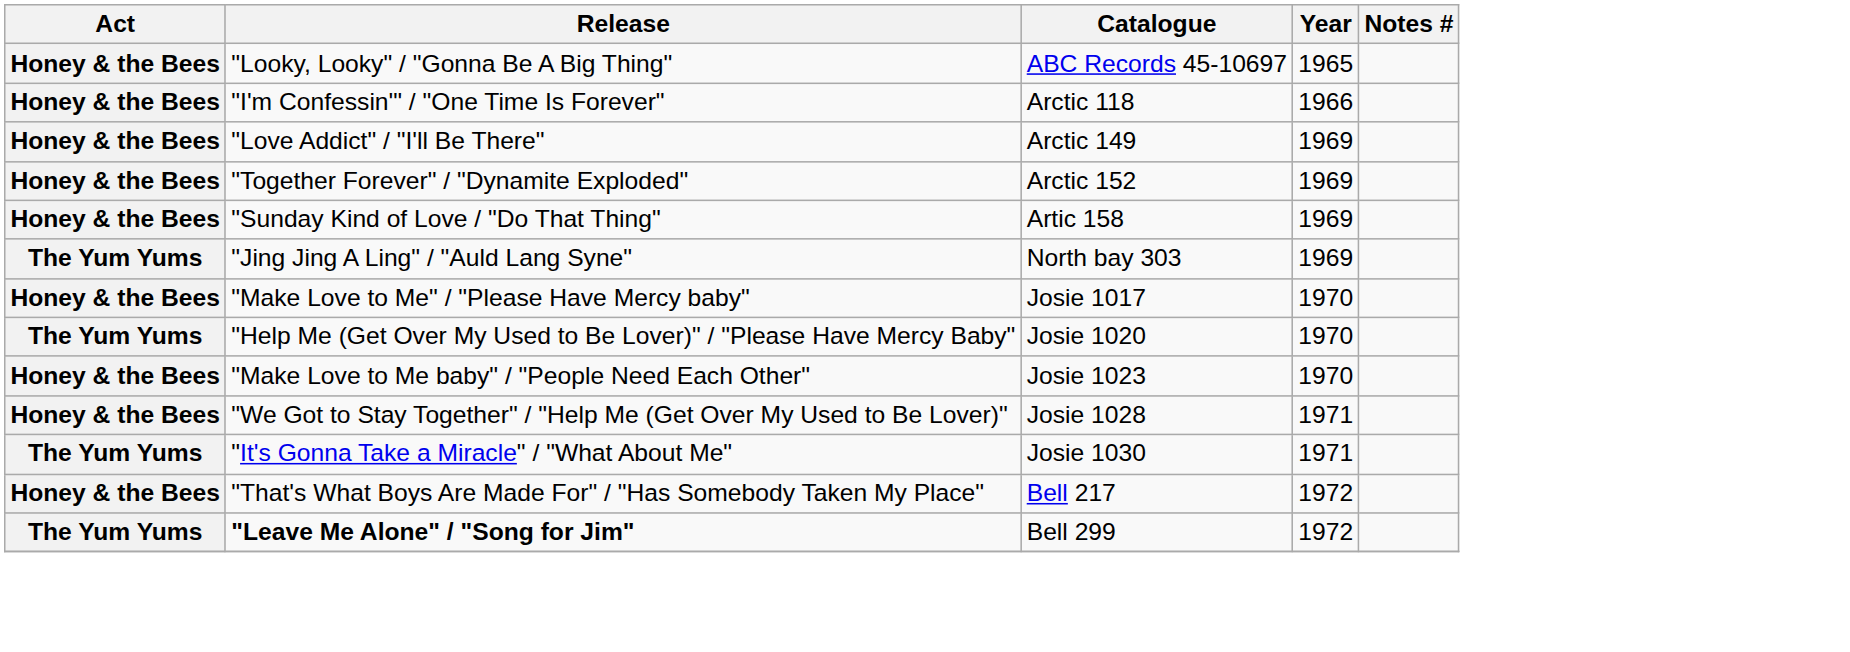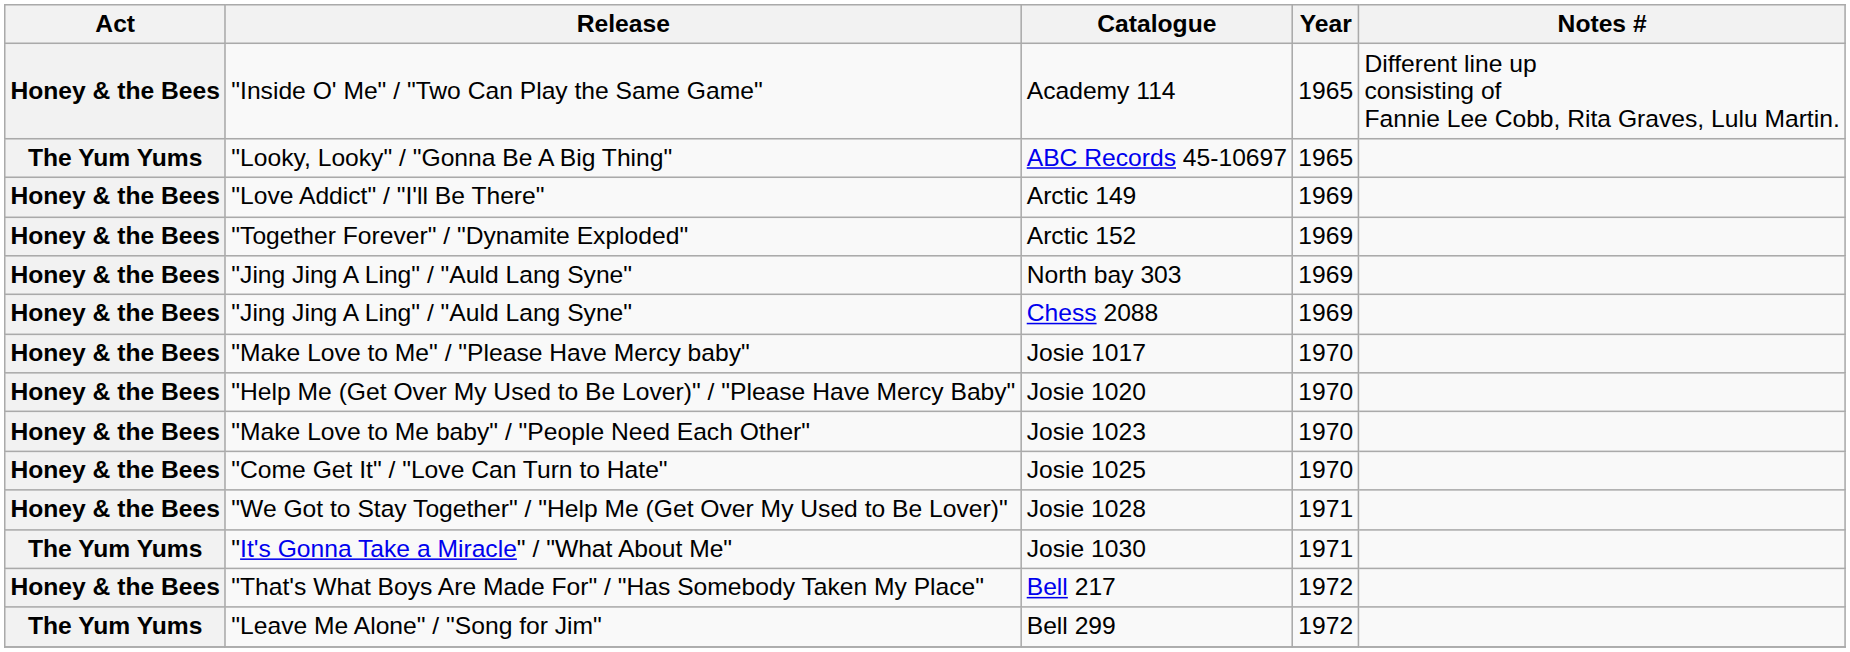+ row: (1101, 90)
(115, 63) Honey & the Bees -> (115, 157) The Yum Yums
- row: (1081, 102)
- row: (1075, 219)
(115, 258) The Yum Yums -> (115, 274) Honey & the Bees
+ row: (1092, 313)
(115, 336) The Yum Yums -> (115, 392) Honey & the Bees
+ row: (1086, 470)
(433, 532) bold -> (417, 626) normal
